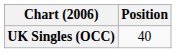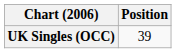(145, 36) 40 -> (145, 36) 39
